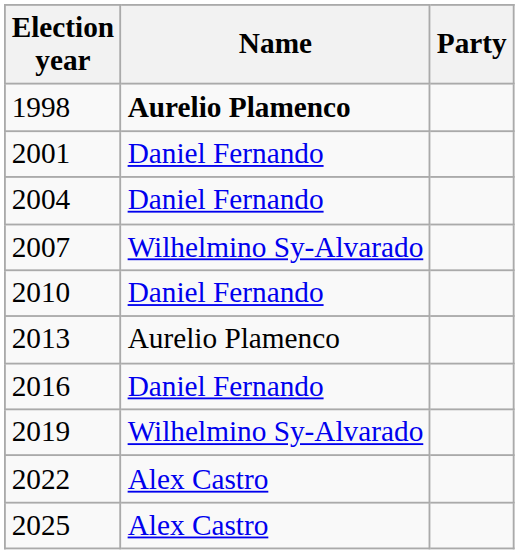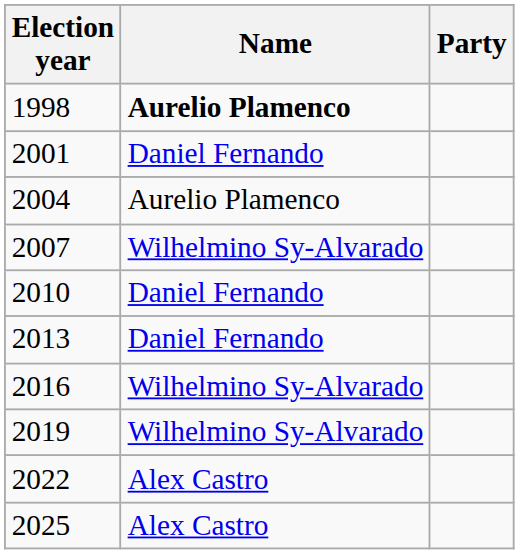(226, 199) Daniel Fernando -> (234, 199) Aurelio Plamenco
(234, 339) Aurelio Plamenco -> (226, 339) Daniel Fernando
(226, 385) Daniel Fernando -> (275, 385) Wilhelmino Sy-Alvarado
